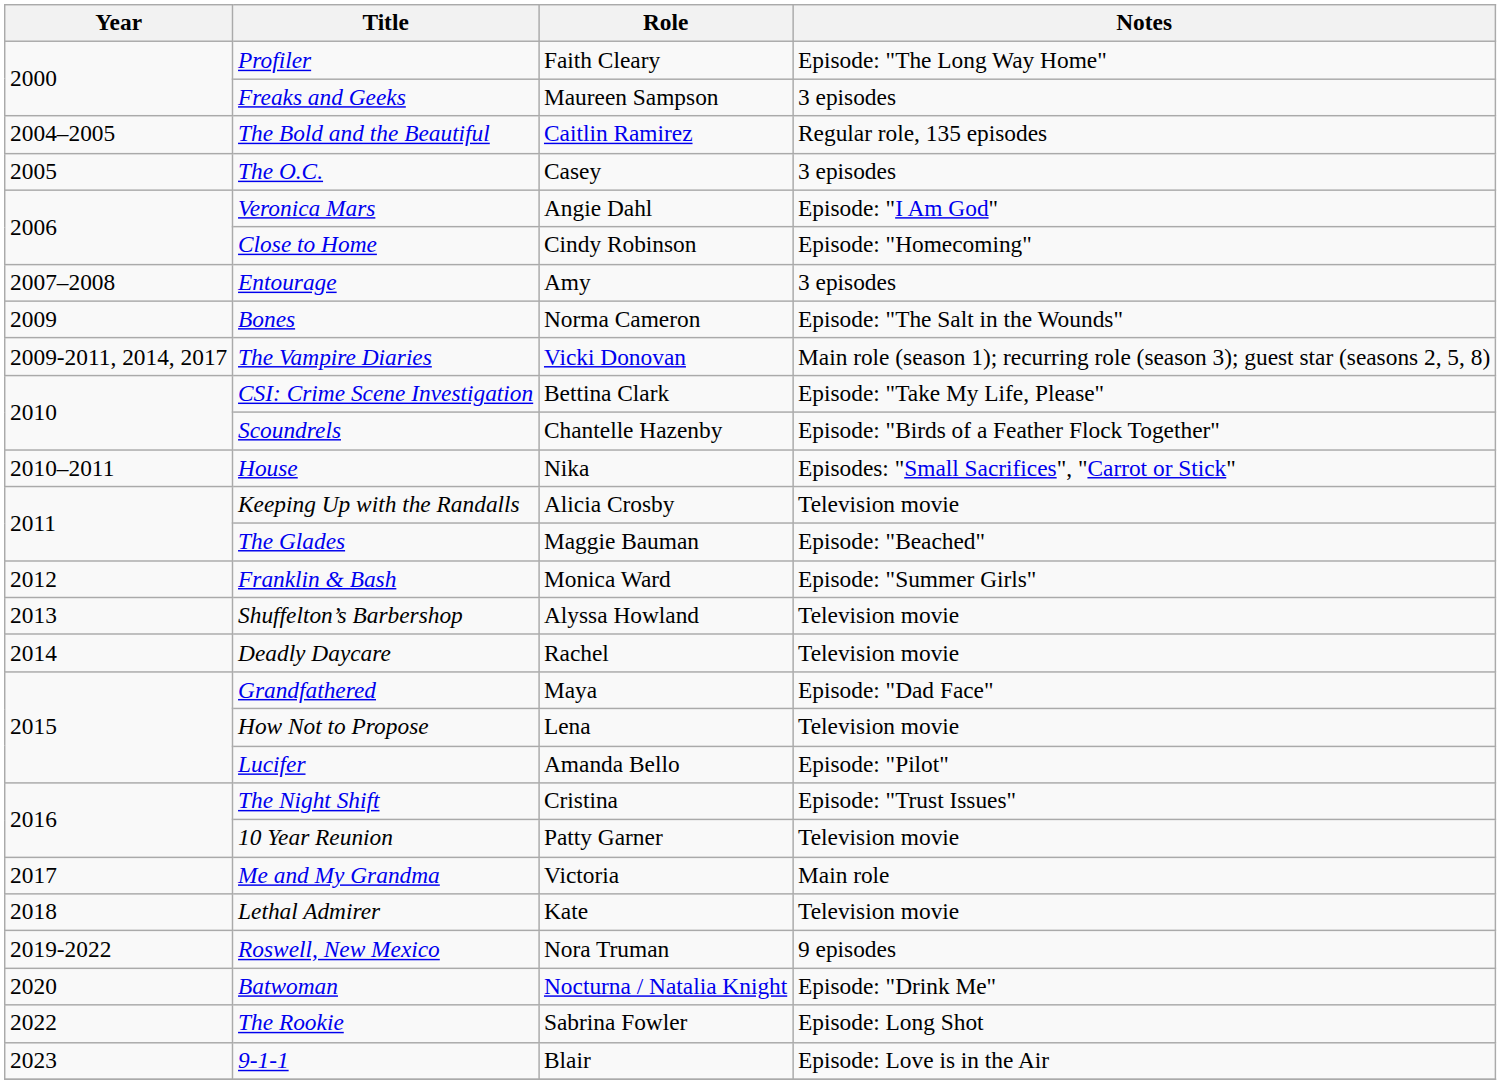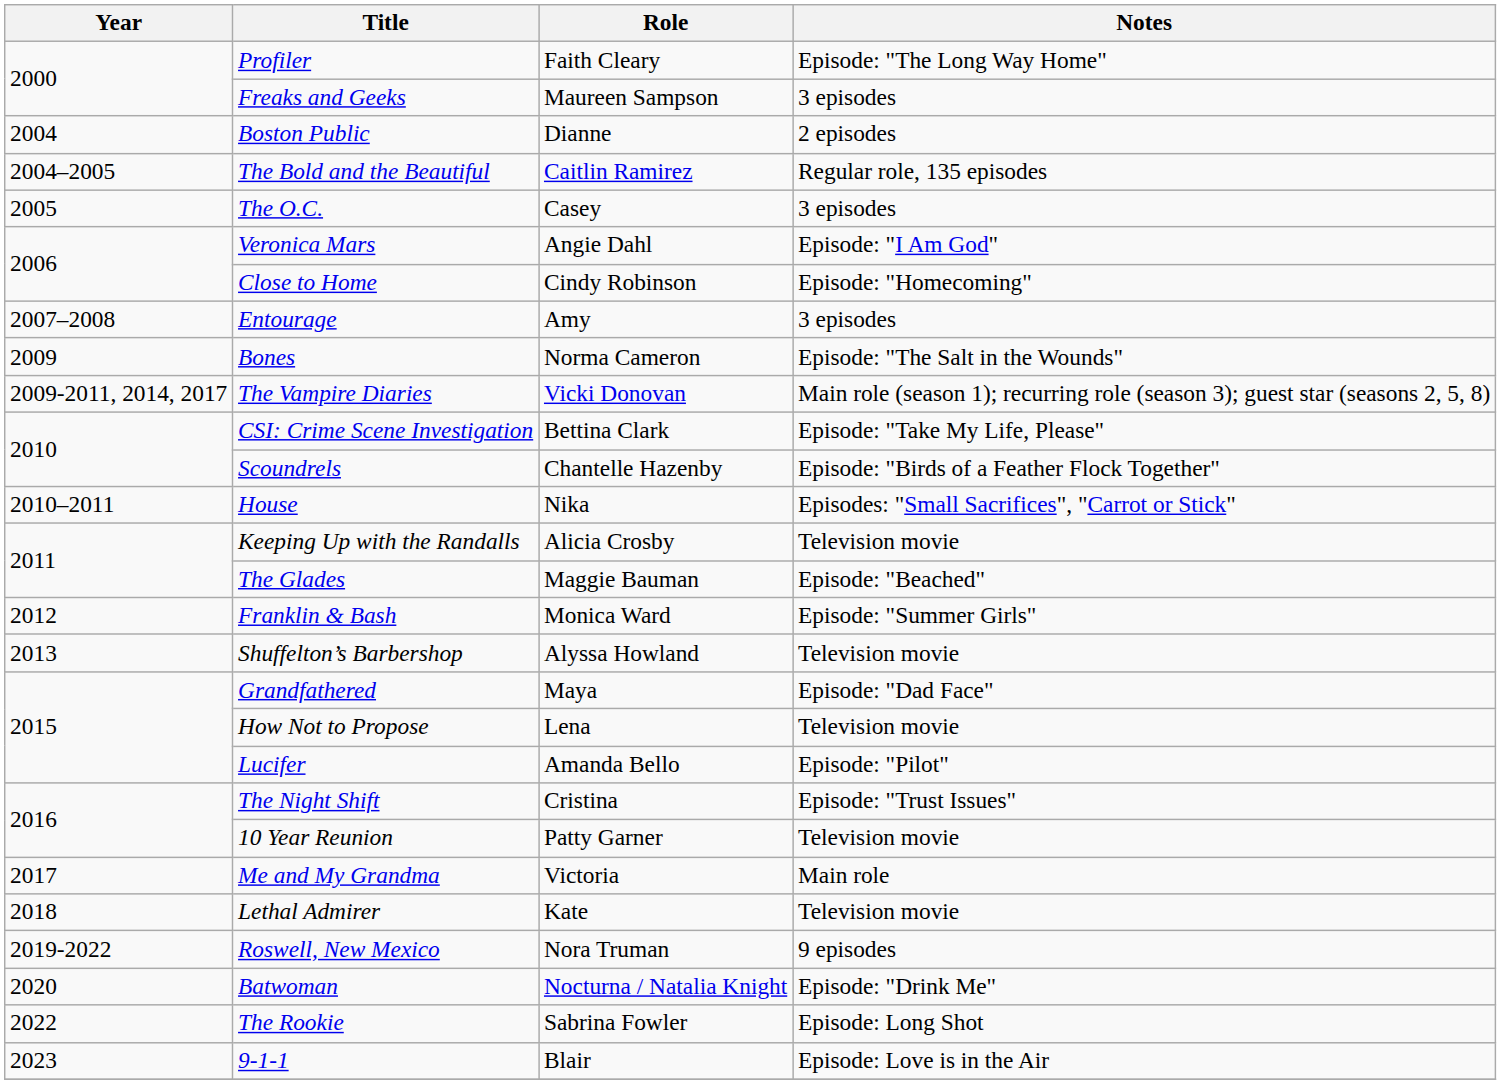+ row: (304, 134)
- row: (314, 652)
